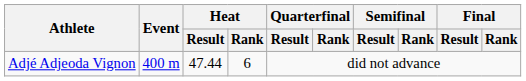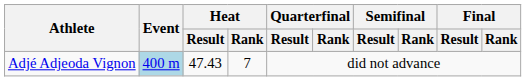(161, 64) no background -> (161, 64) lightblue background
(205, 64) 47.44 -> (205, 64) 47.43
(247, 64) 6 -> (247, 64) 7
